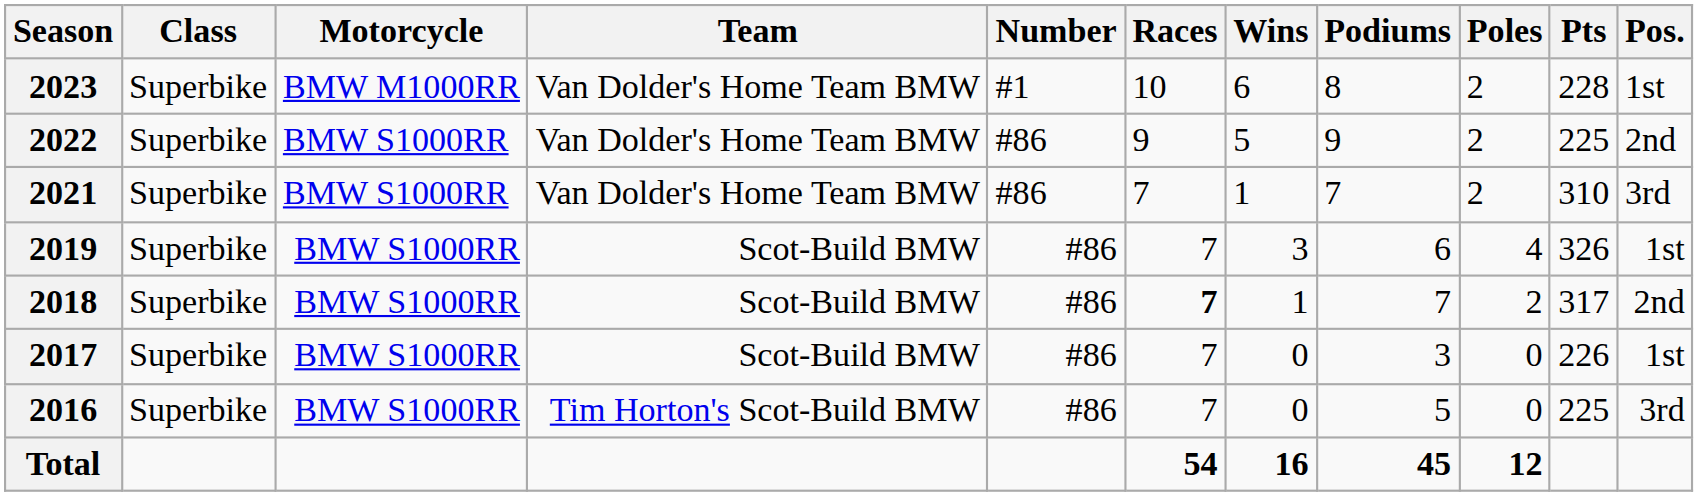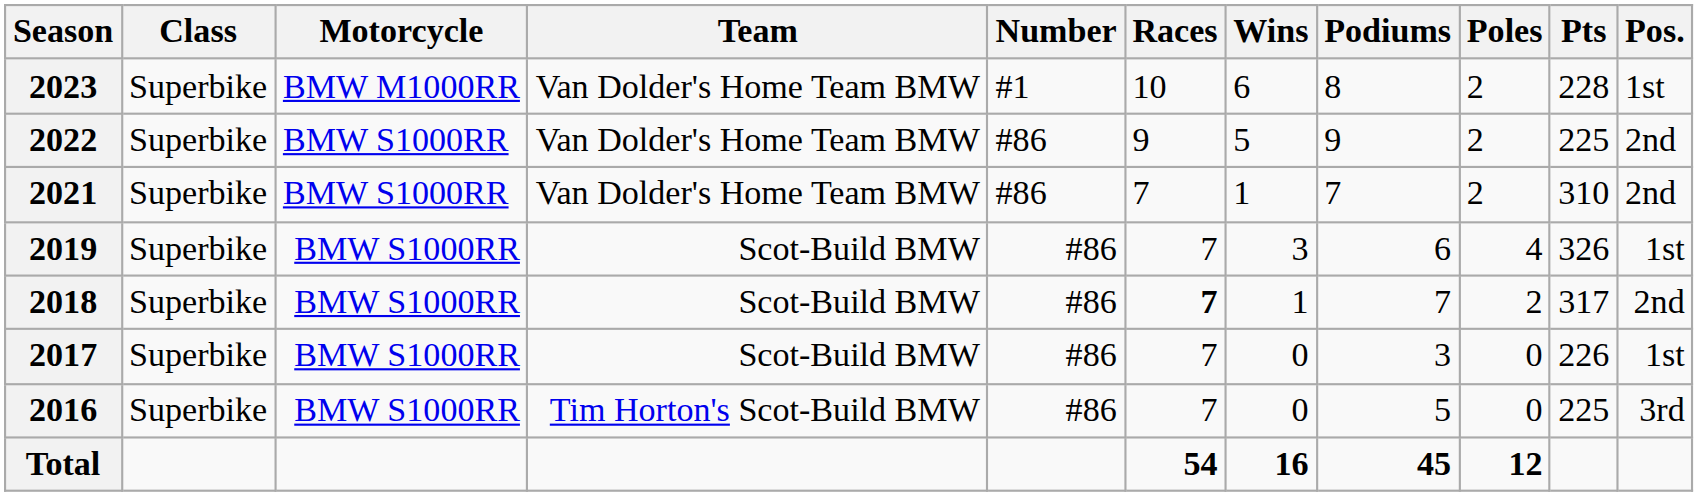(1648, 193) 3rd -> (1651, 193) 2nd
